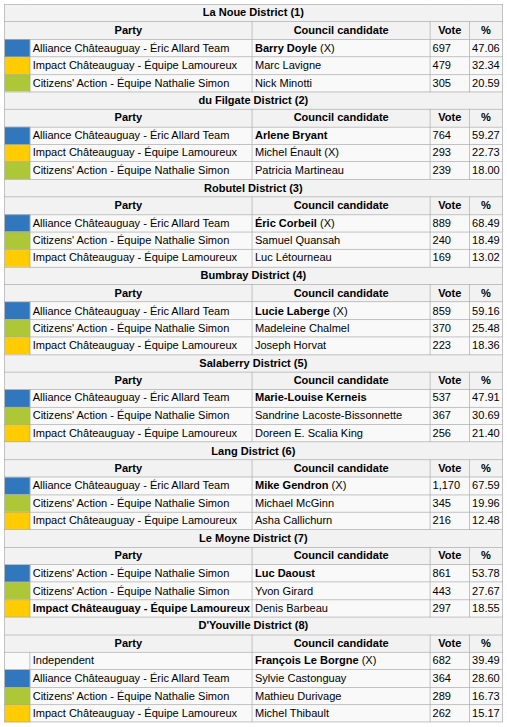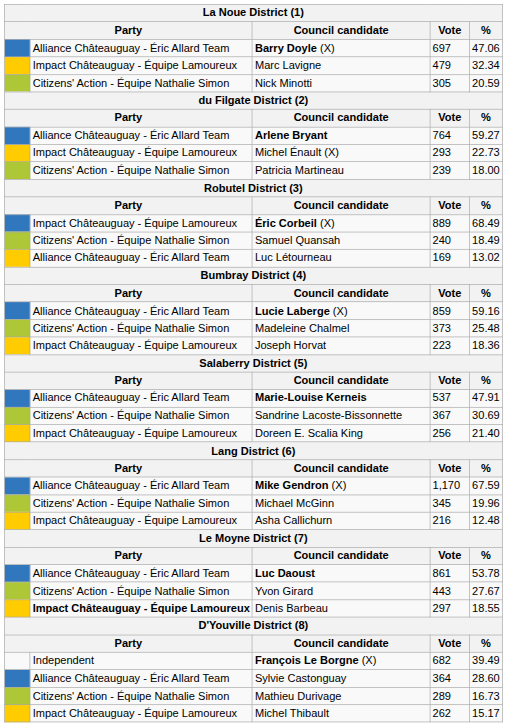(131, 223) Alliance Châteauguay - Éric Allard Team -> (135, 223) Impact Châteauguay - Équipe Lamoureux
(135, 258) Impact Châteauguay - Équipe Lamoureux -> (131, 258) Alliance Châteauguay - Éric Allard Team
(442, 328) 370 -> (442, 328) 373
(131, 573) Citizens' Action - Équipe Nathalie Simon -> (131, 573) Alliance Châteauguay - Éric Allard Team
